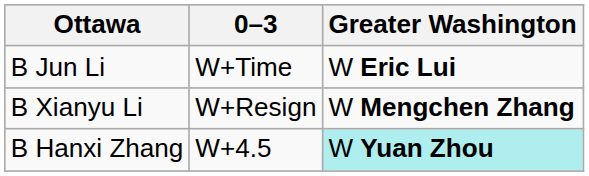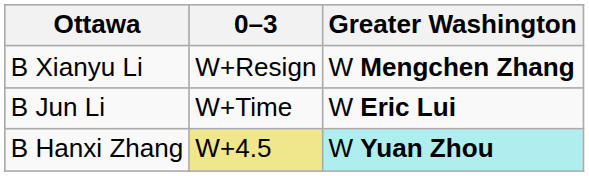rows swapped: (58, 66) <-> (77, 107)
(233, 149) no background -> (233, 149) khaki background
